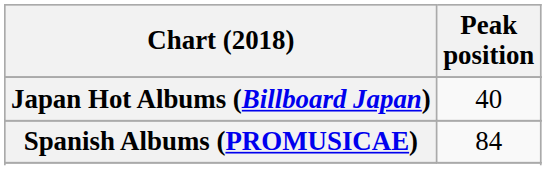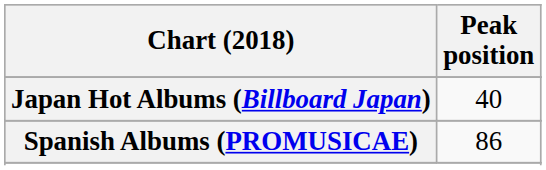(489, 141) 84 -> (489, 141) 86
